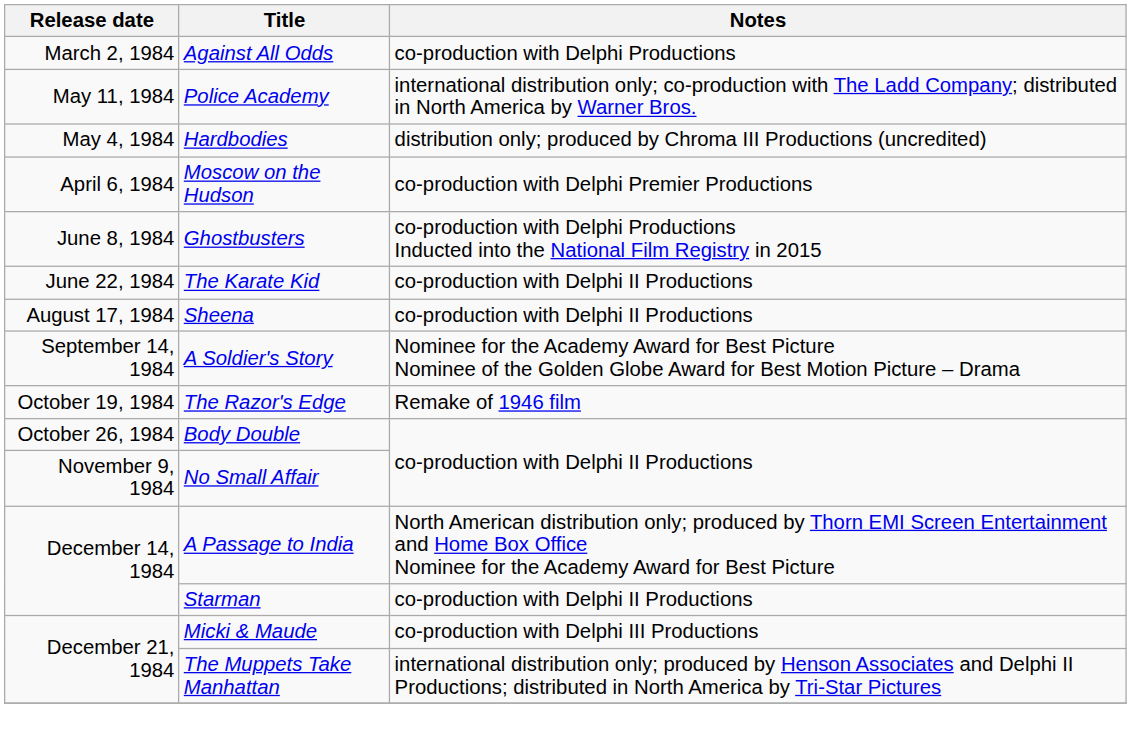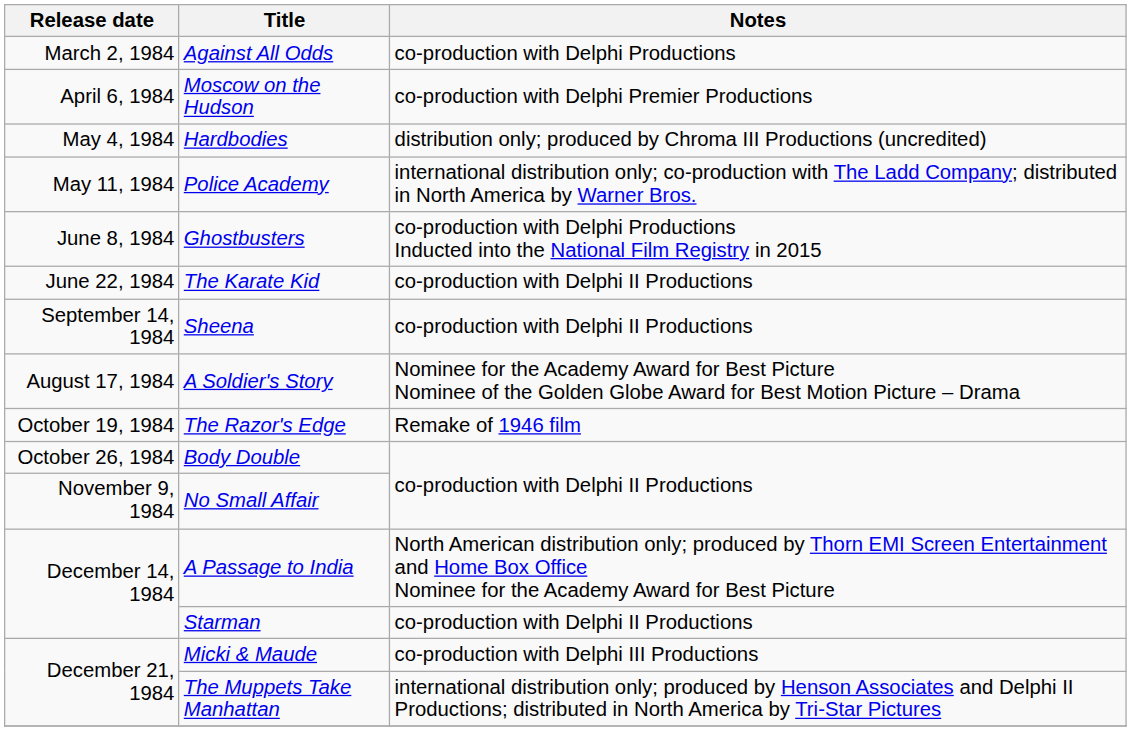rows swapped: (252, 183) <-> (256, 96)
(100, 314) August 17, 1984 -> (108, 326) September 14, 1984
(108, 358) September 14, 1984 -> (100, 381) August 17, 1984
